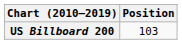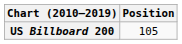(149, 31) 103 -> (149, 31) 105
